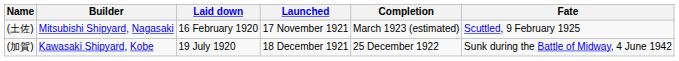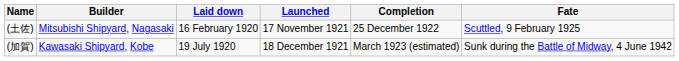(406, 29) March 1923 (estimated) -> (396, 29) 25 December 1922
(396, 47) 25 December 1922 -> (406, 47) March 1923 (estimated)
